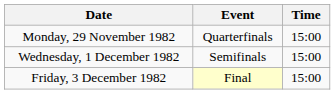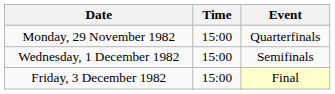columns swapped: (306, 15) <-> (238, 15)
